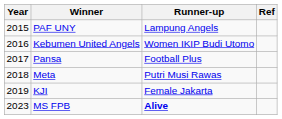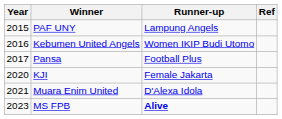- row: (44, 75)
(18, 91) 2019 -> (18, 75) 2020
+ row: (76, 91)
